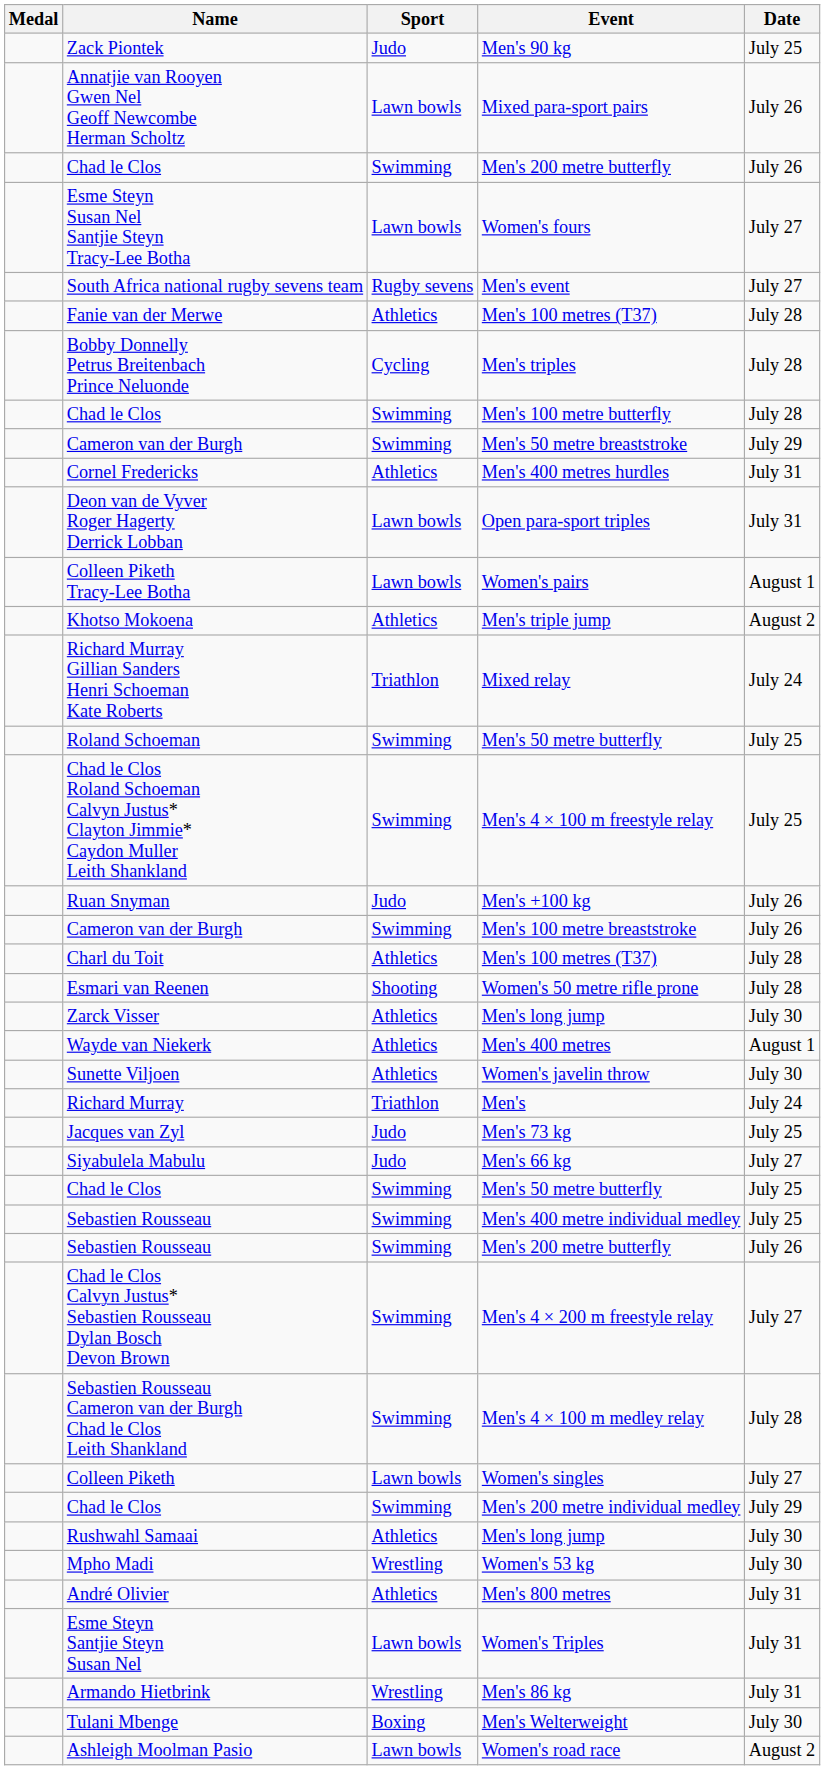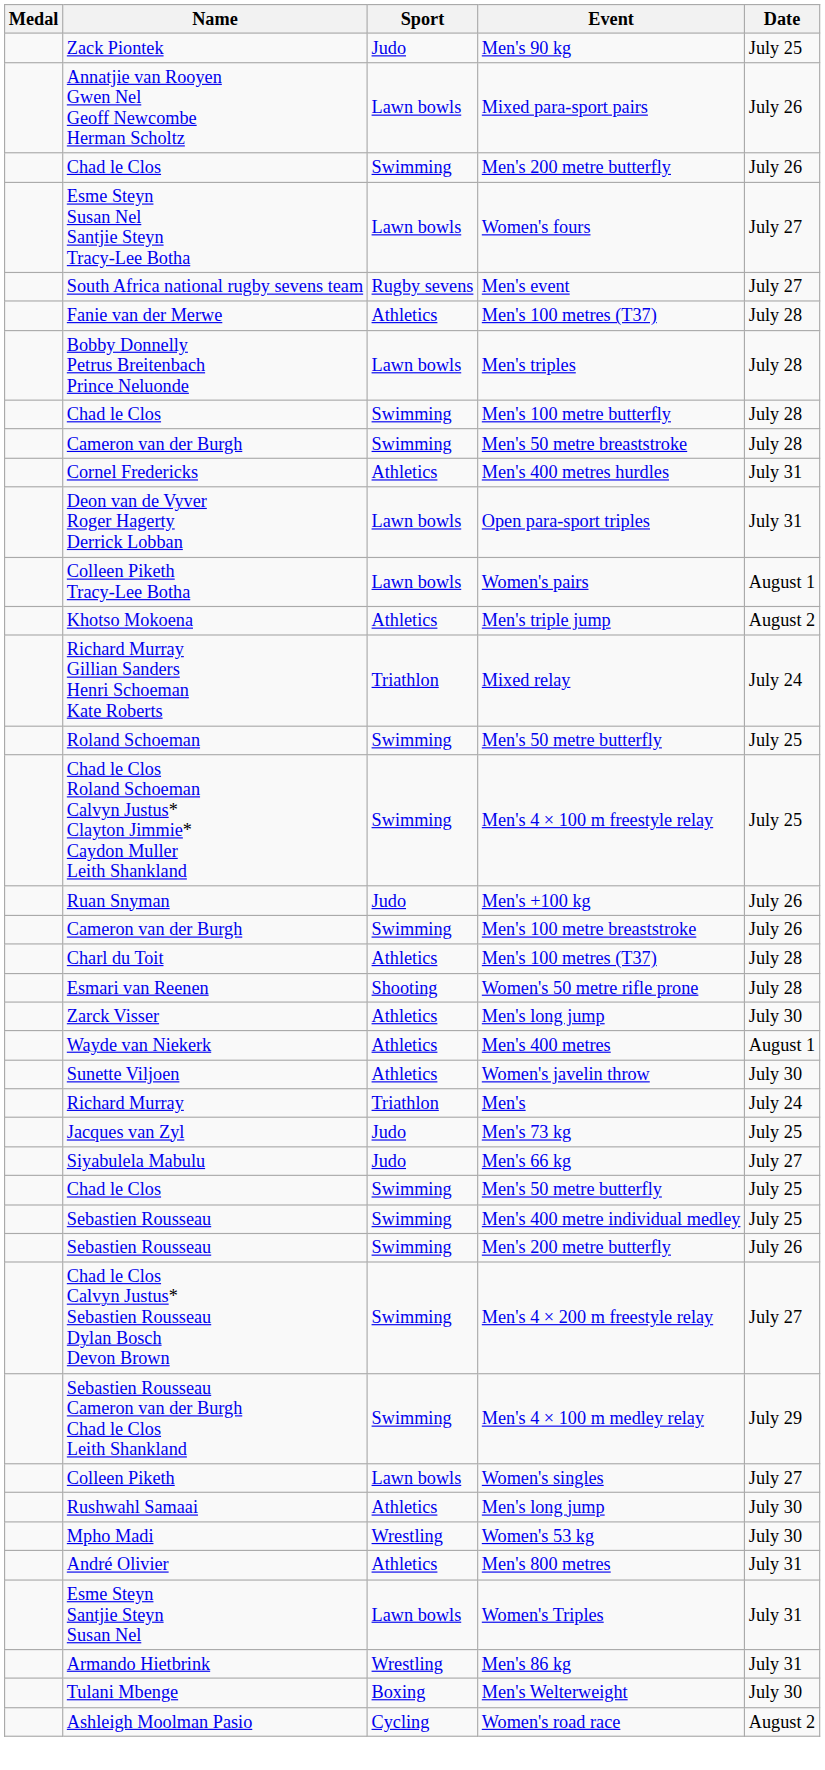(400, 365) Cycling -> (416, 365) Lawn bowls
(775, 443) July 29 -> (775, 443) July 28
(775, 1418) July 28 -> (775, 1418) July 29
- row: (114, 1507)
(416, 1750) Lawn bowls -> (400, 1721) Cycling
